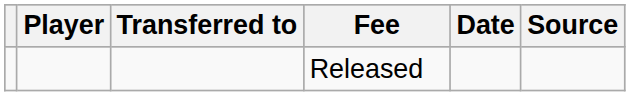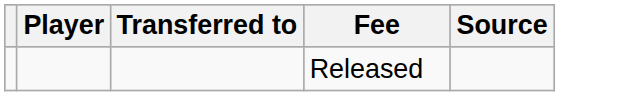- column: (486, 25)
